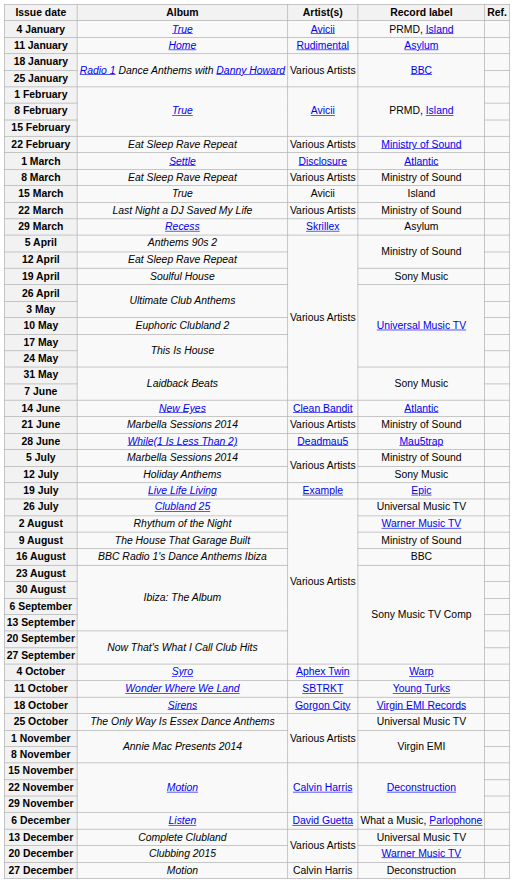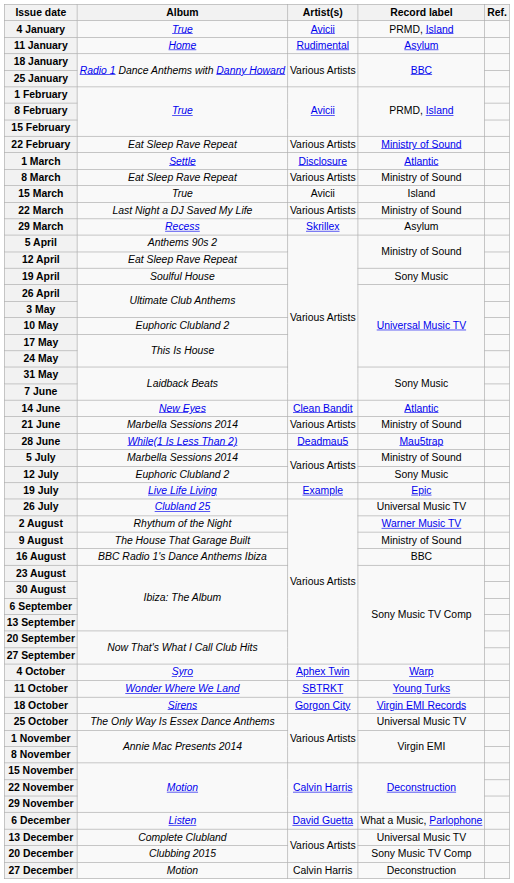(182, 474) Holiday Anthems -> (182, 474) Euphoric Clubland 2
(421, 853) Warner Music TV -> (421, 853) Sony Music TV Comp
